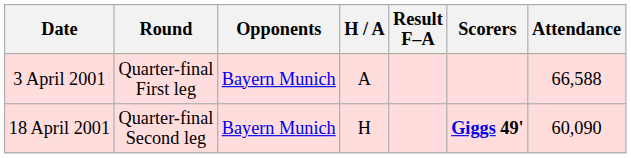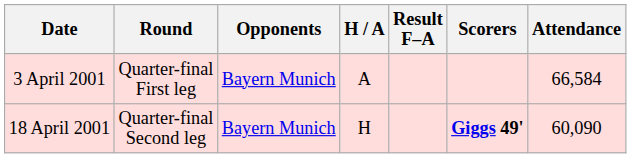(577, 78) 66,588 -> (577, 78) 66,584
